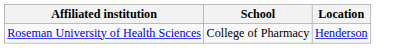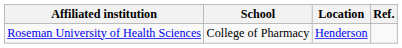+ column: (384, 14)
